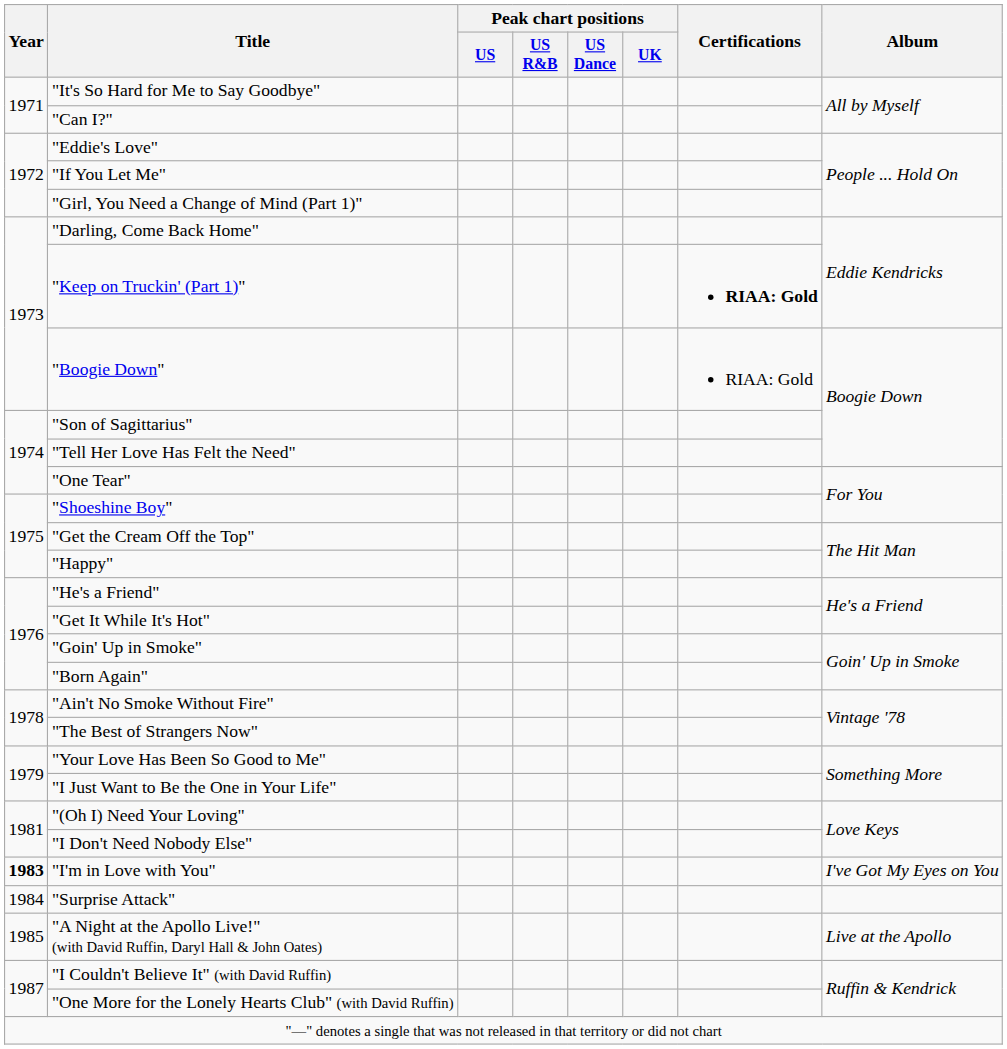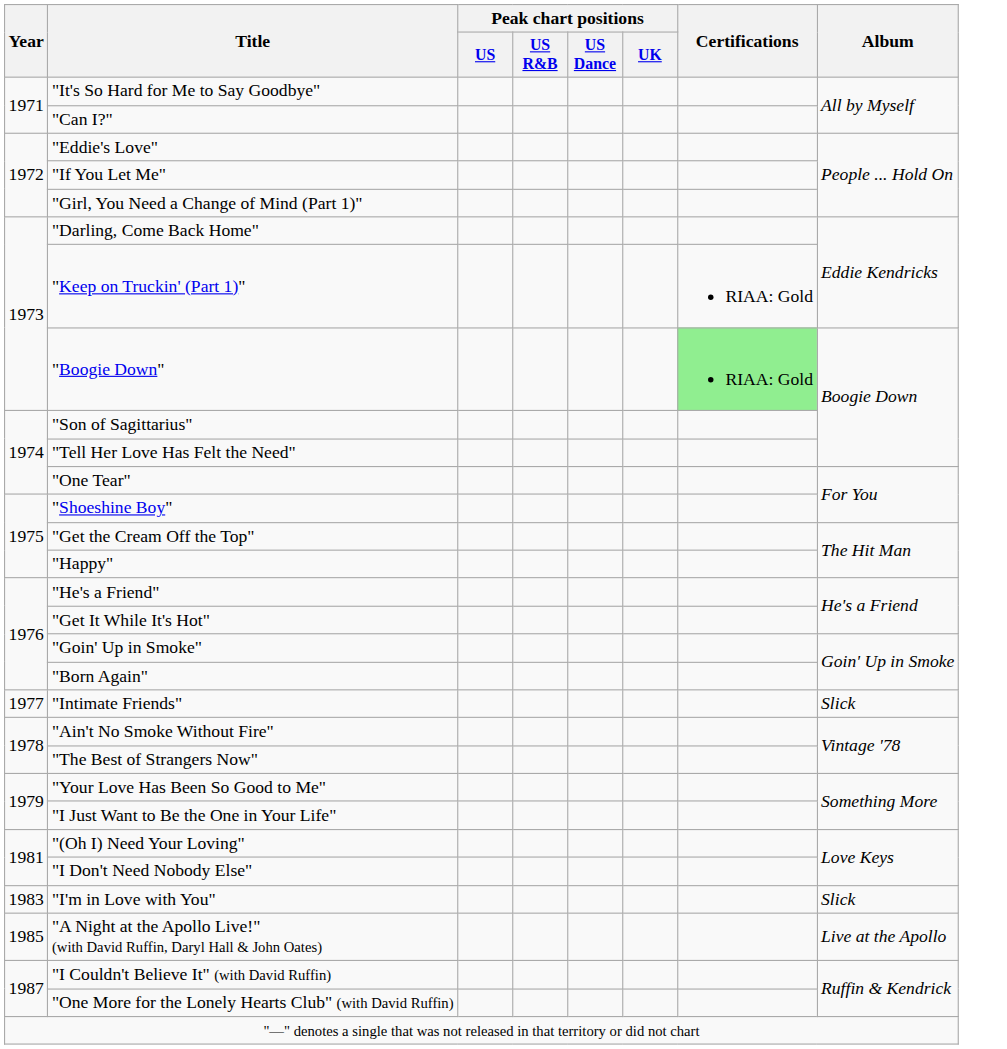(750, 296) bold -> (747, 296) normal
(750, 379) no background -> (747, 379) lightgreen background
+ row: (117, 703)
(26, 871) bold -> (26, 899) normal
(912, 871) I've Got My Eyes on You -> (838, 899) Slick
- row: (114, 899)
